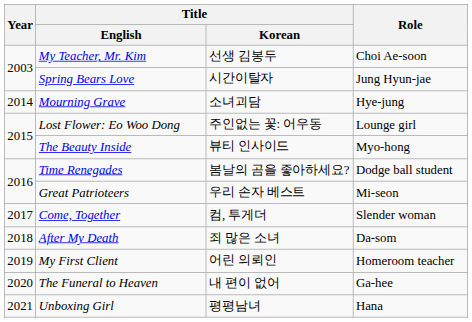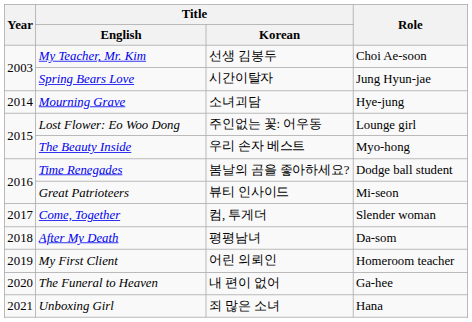(249, 146) 뷰티 인사이드 -> (257, 146) 우리 손자 베스트
(257, 192) 우리 손자 베스트 -> (249, 192) 뷰티 인사이드
(244, 237) 죄 많은 소녀 -> (235, 237) 평평남녀
(235, 305) 평평남녀 -> (244, 305) 죄 많은 소녀
